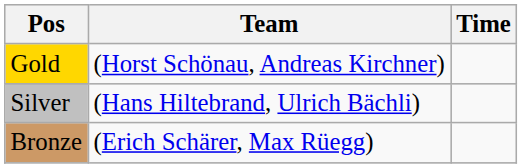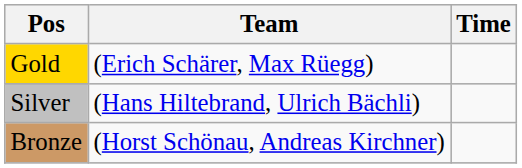(269, 63) (Horst Schönau, Andreas Kirchner) -> (234, 63) (Erich Schärer, Max Rüegg)
(234, 142) (Erich Schärer, Max Rüegg) -> (269, 142) (Horst Schönau, Andreas Kirchner)
